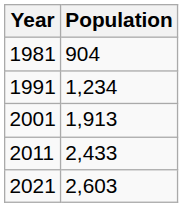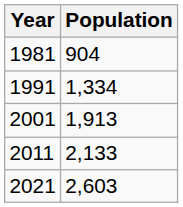(91, 86) 1,234 -> (91, 86) 1,334
(91, 152) 2,433 -> (91, 152) 2,133
